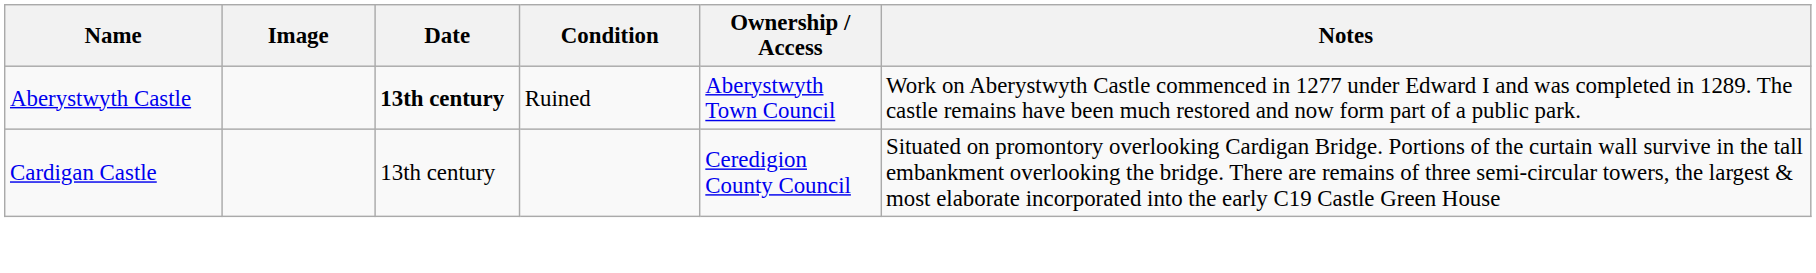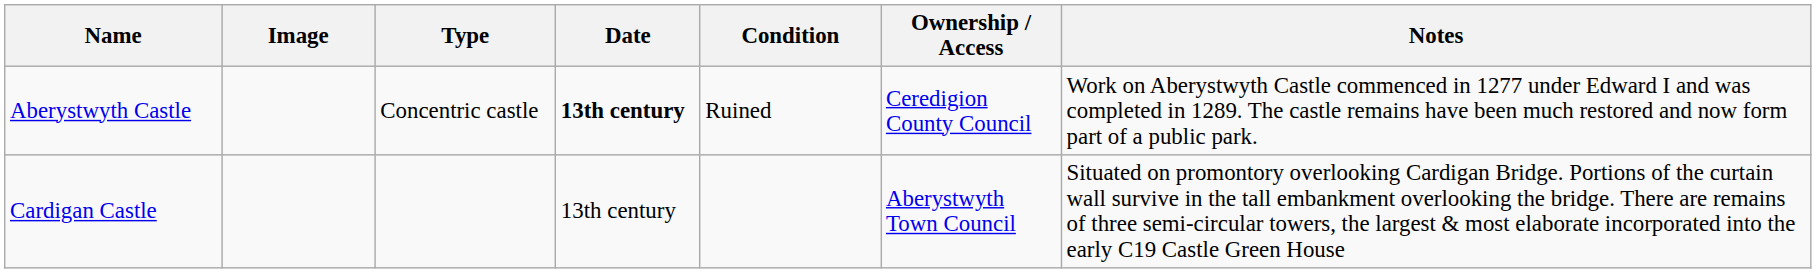+ column: (465, 35)
(770, 97) Aberystwyth Town Council -> (959, 110) Ceredigion County Council
(778, 172) Ceredigion County Council -> (951, 211) Aberystwyth Town Council
